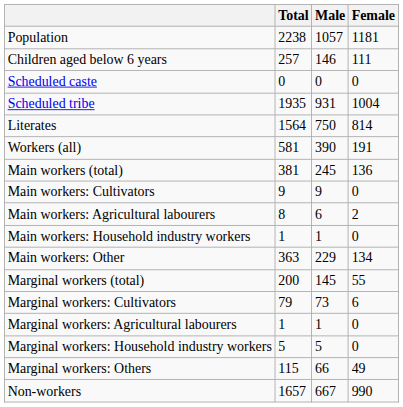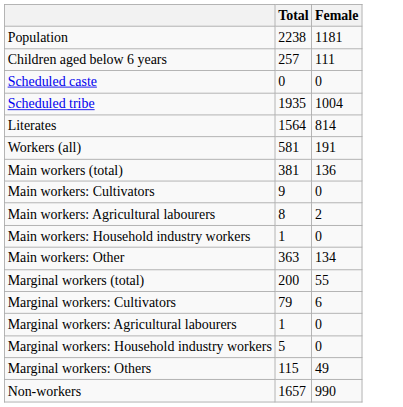- column: (330, 15)
